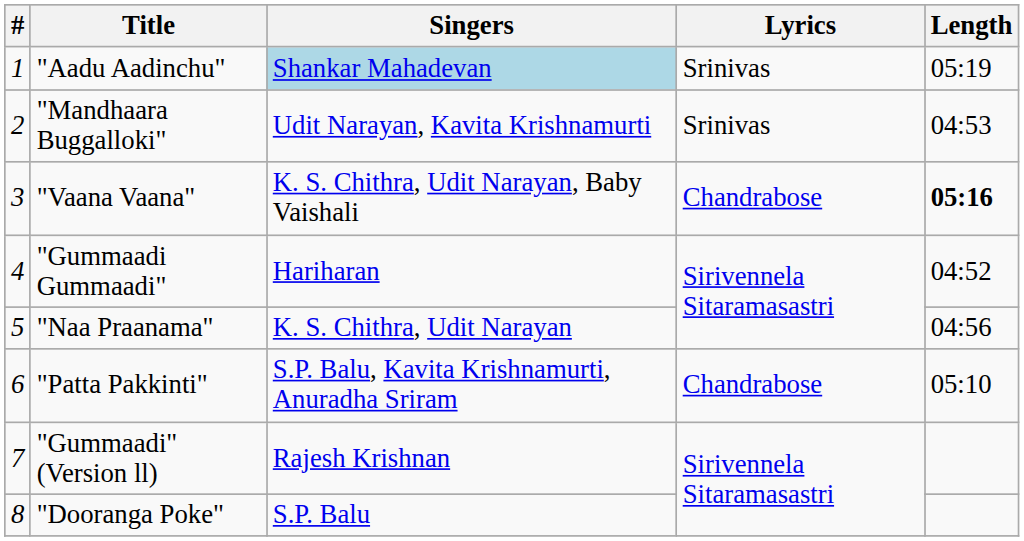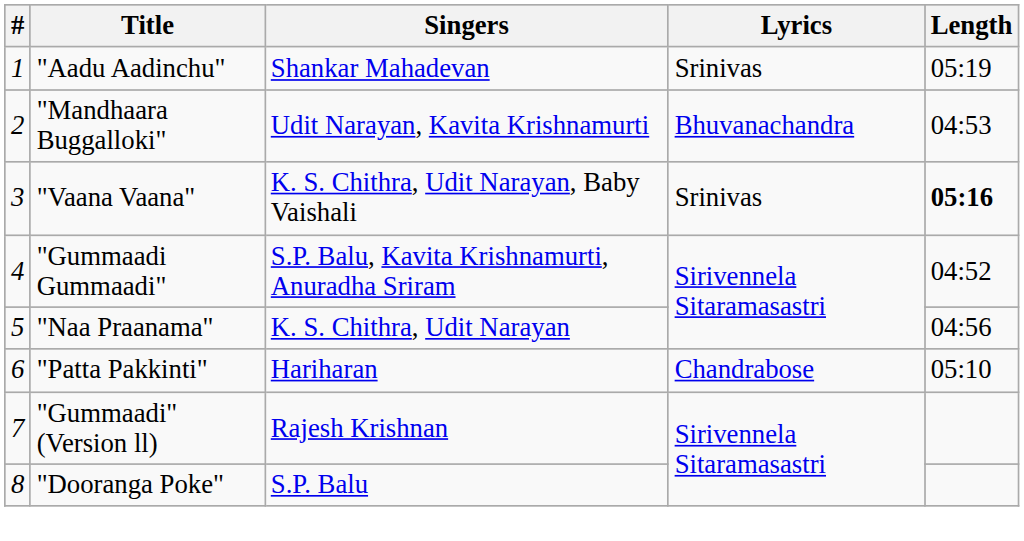(382, 68) lightblue background -> (380, 68) no background
(726, 125) Srinivas -> (764, 125) Bhuvanachandra
(752, 197) Chandrabose -> (718, 197) Srinivas
(326, 270) Hariharan -> (440, 270) S.P. Balu, Kavita Krishnamurti, Anuradha Sriram
(442, 385) S.P. Balu, Kavita Krishnamurti, Anuradha Sriram -> (324, 370) Hariharan
